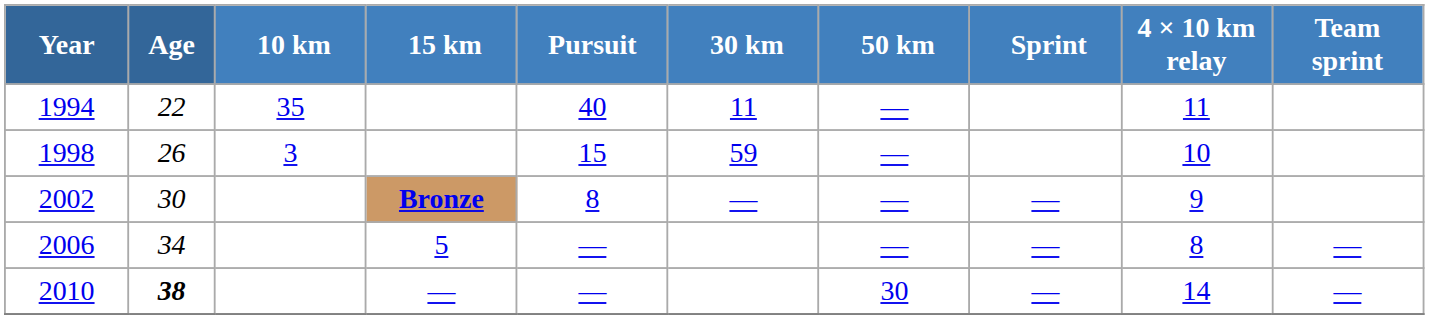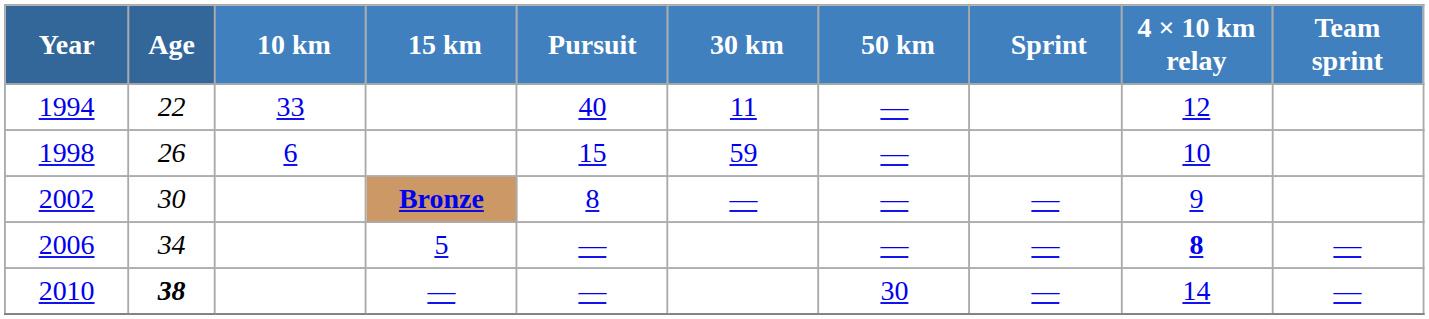(290, 106) 35 -> (290, 106) 33
(1196, 106) 11 -> (1196, 106) 12
(290, 153) 3 -> (290, 153) 6
(1196, 245) normal -> (1196, 245) bold
